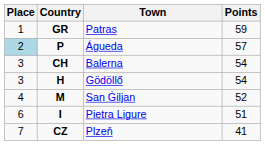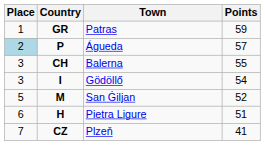(241, 64) 54 -> (241, 64) 55
(60, 81) H -> (60, 81) I
(21, 98) 4 -> (21, 98) 5
(60, 115) I -> (60, 115) H
